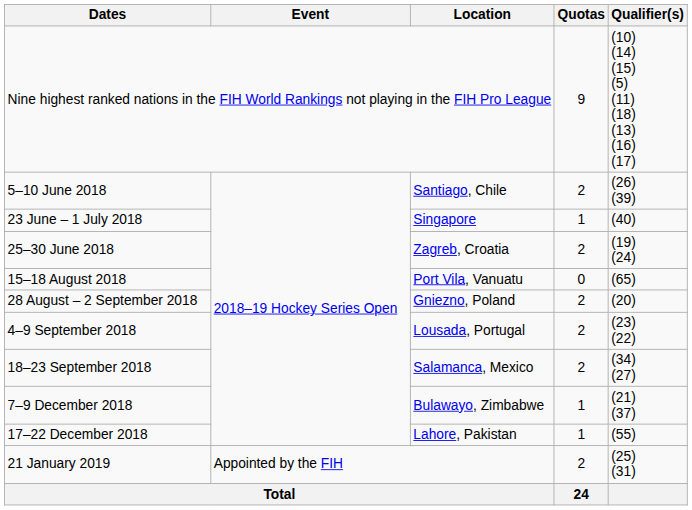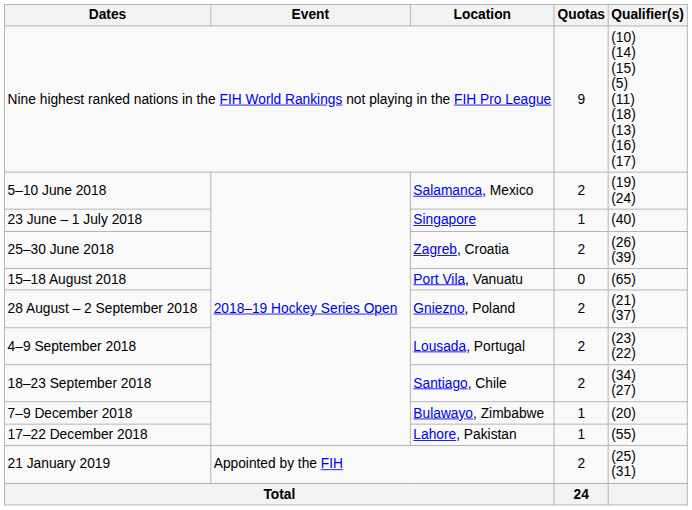(460, 190) Santiago, Chile -> (473, 190) Salamanca, Mexico
(624, 190) (26) (39) -> (624, 190) (19) (24)
(624, 249) (19) (24) -> (624, 249) (26) (39)
(624, 301) (20) -> (624, 308) (21) (37)
(473, 368) Salamanca, Mexico -> (460, 383) Santiago, Chile
(624, 405) (21) (37) -> (624, 413) (20)
